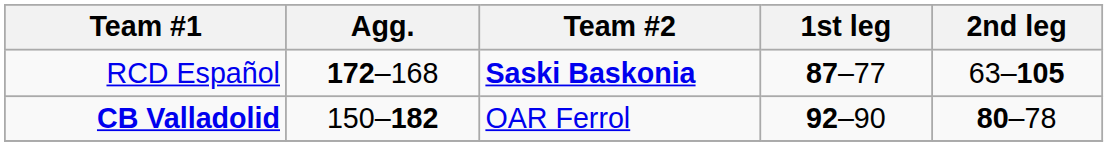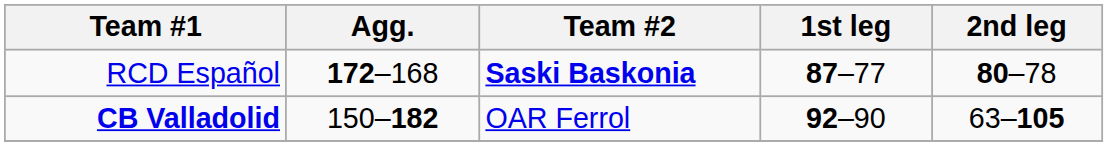(1017, 72) 63–105 -> (1017, 72) 80–78
(1017, 118) 80–78 -> (1017, 118) 63–105
